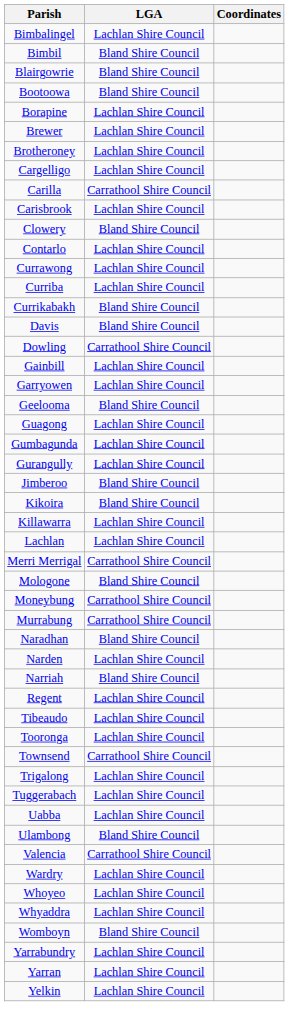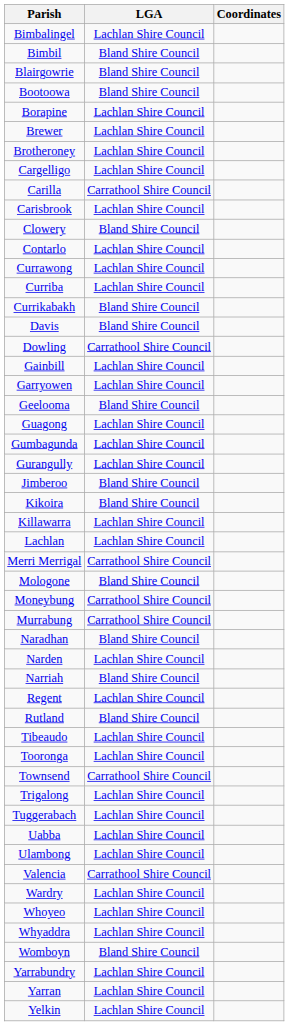+ row: (44, 717)
(149, 834) Bland Shire Council -> (149, 854) Lachlan Shire Council
